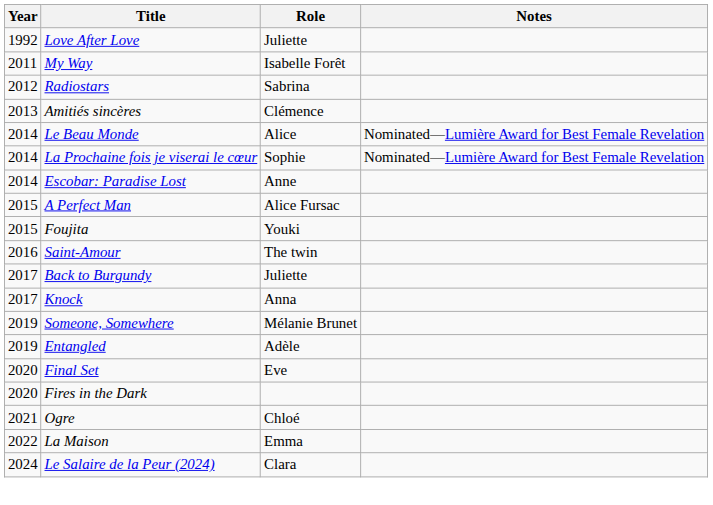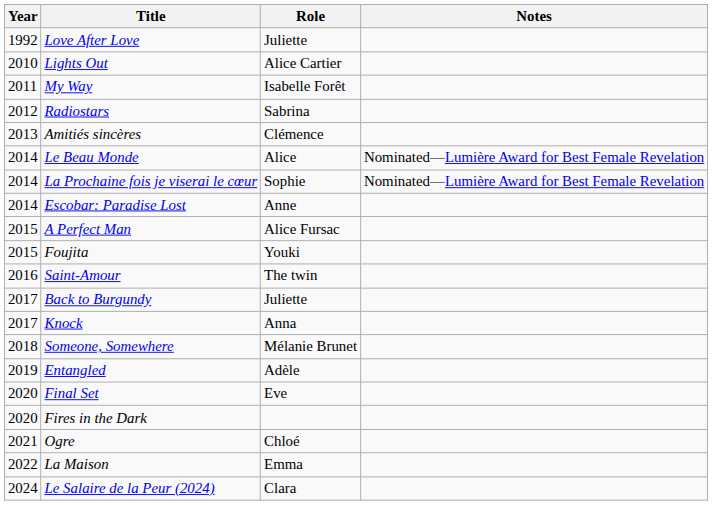+ row: (76, 63)
(23, 323) 2019 -> (23, 346) 2018
